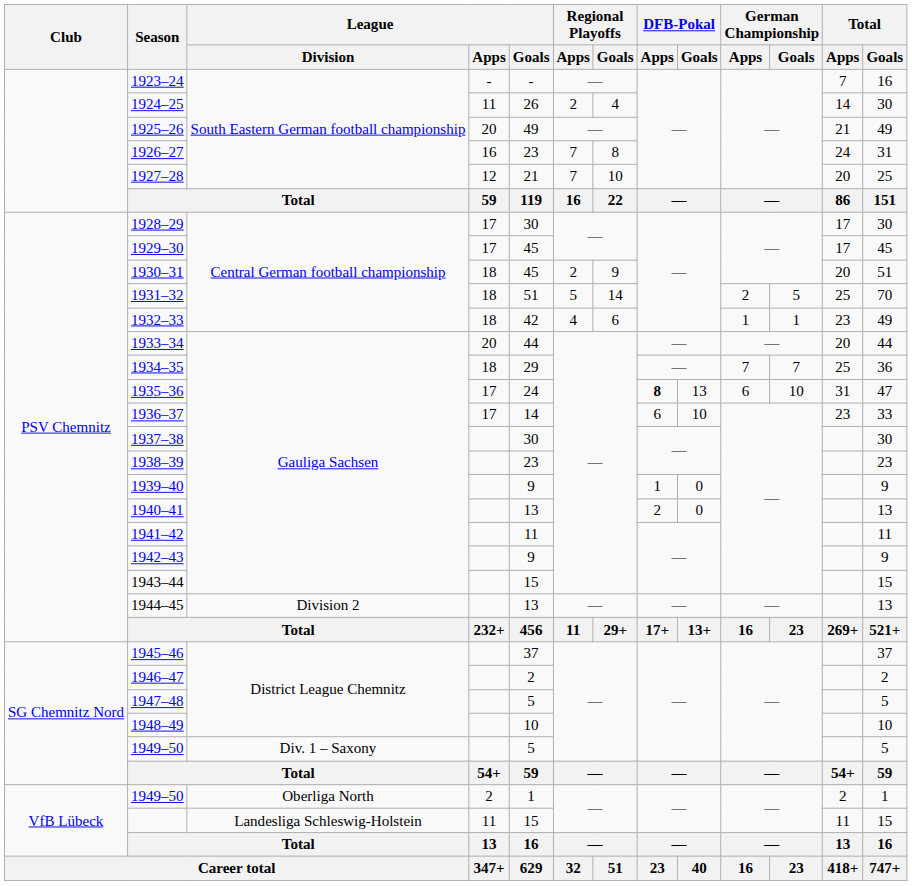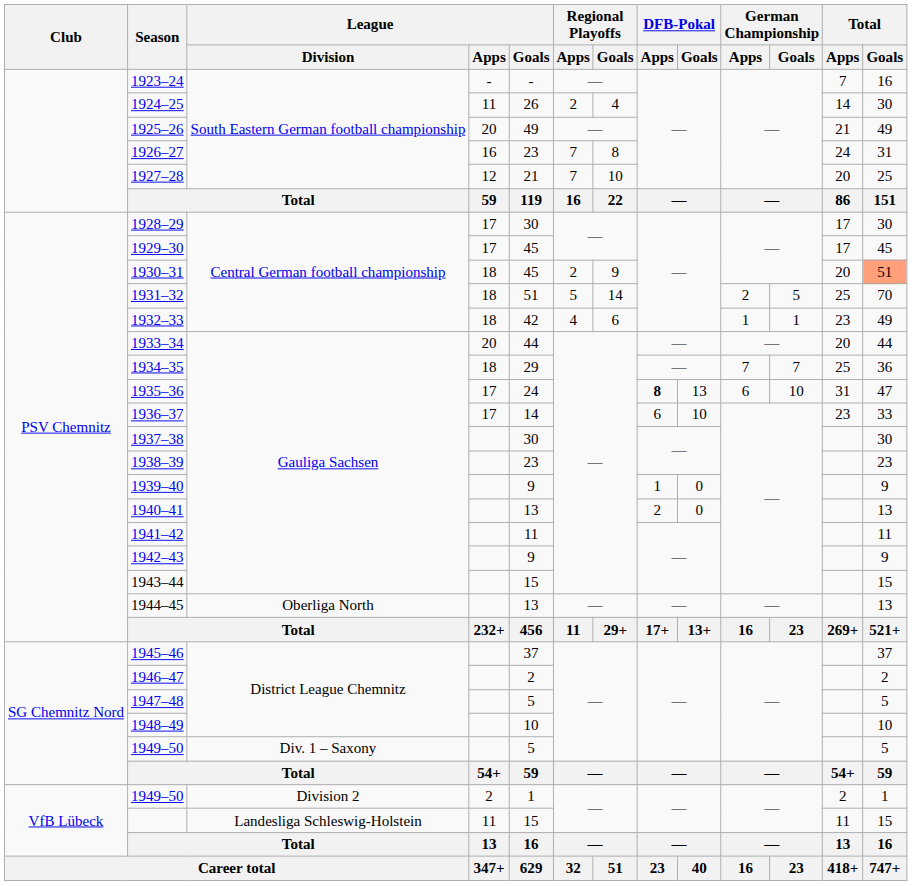(885, 271) no background -> (885, 271) lightsalmon background
(328, 605) Division 2 -> (328, 605) Oberliga North
(328, 796) Oberliga North -> (328, 796) Division 2
